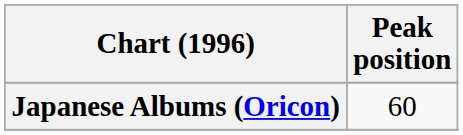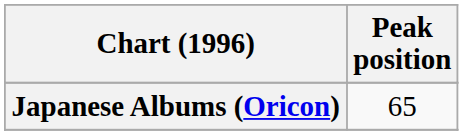(402, 105) 60 -> (402, 105) 65
